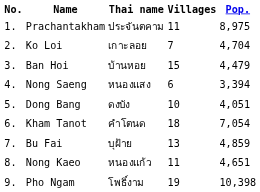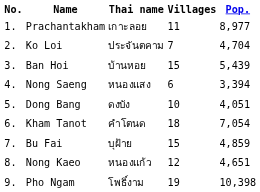(136, 26) ประจันตคาม -> (128, 26) เกาะลอย
(235, 26) 8,975 -> (235, 26) 8,977
(128, 46) เกาะลอย -> (136, 46) ประจันตคาม
(235, 65) 4,479 -> (235, 65) 5,439
(174, 143) 13 -> (174, 143) 15
(174, 163) 11 -> (174, 163) 12
